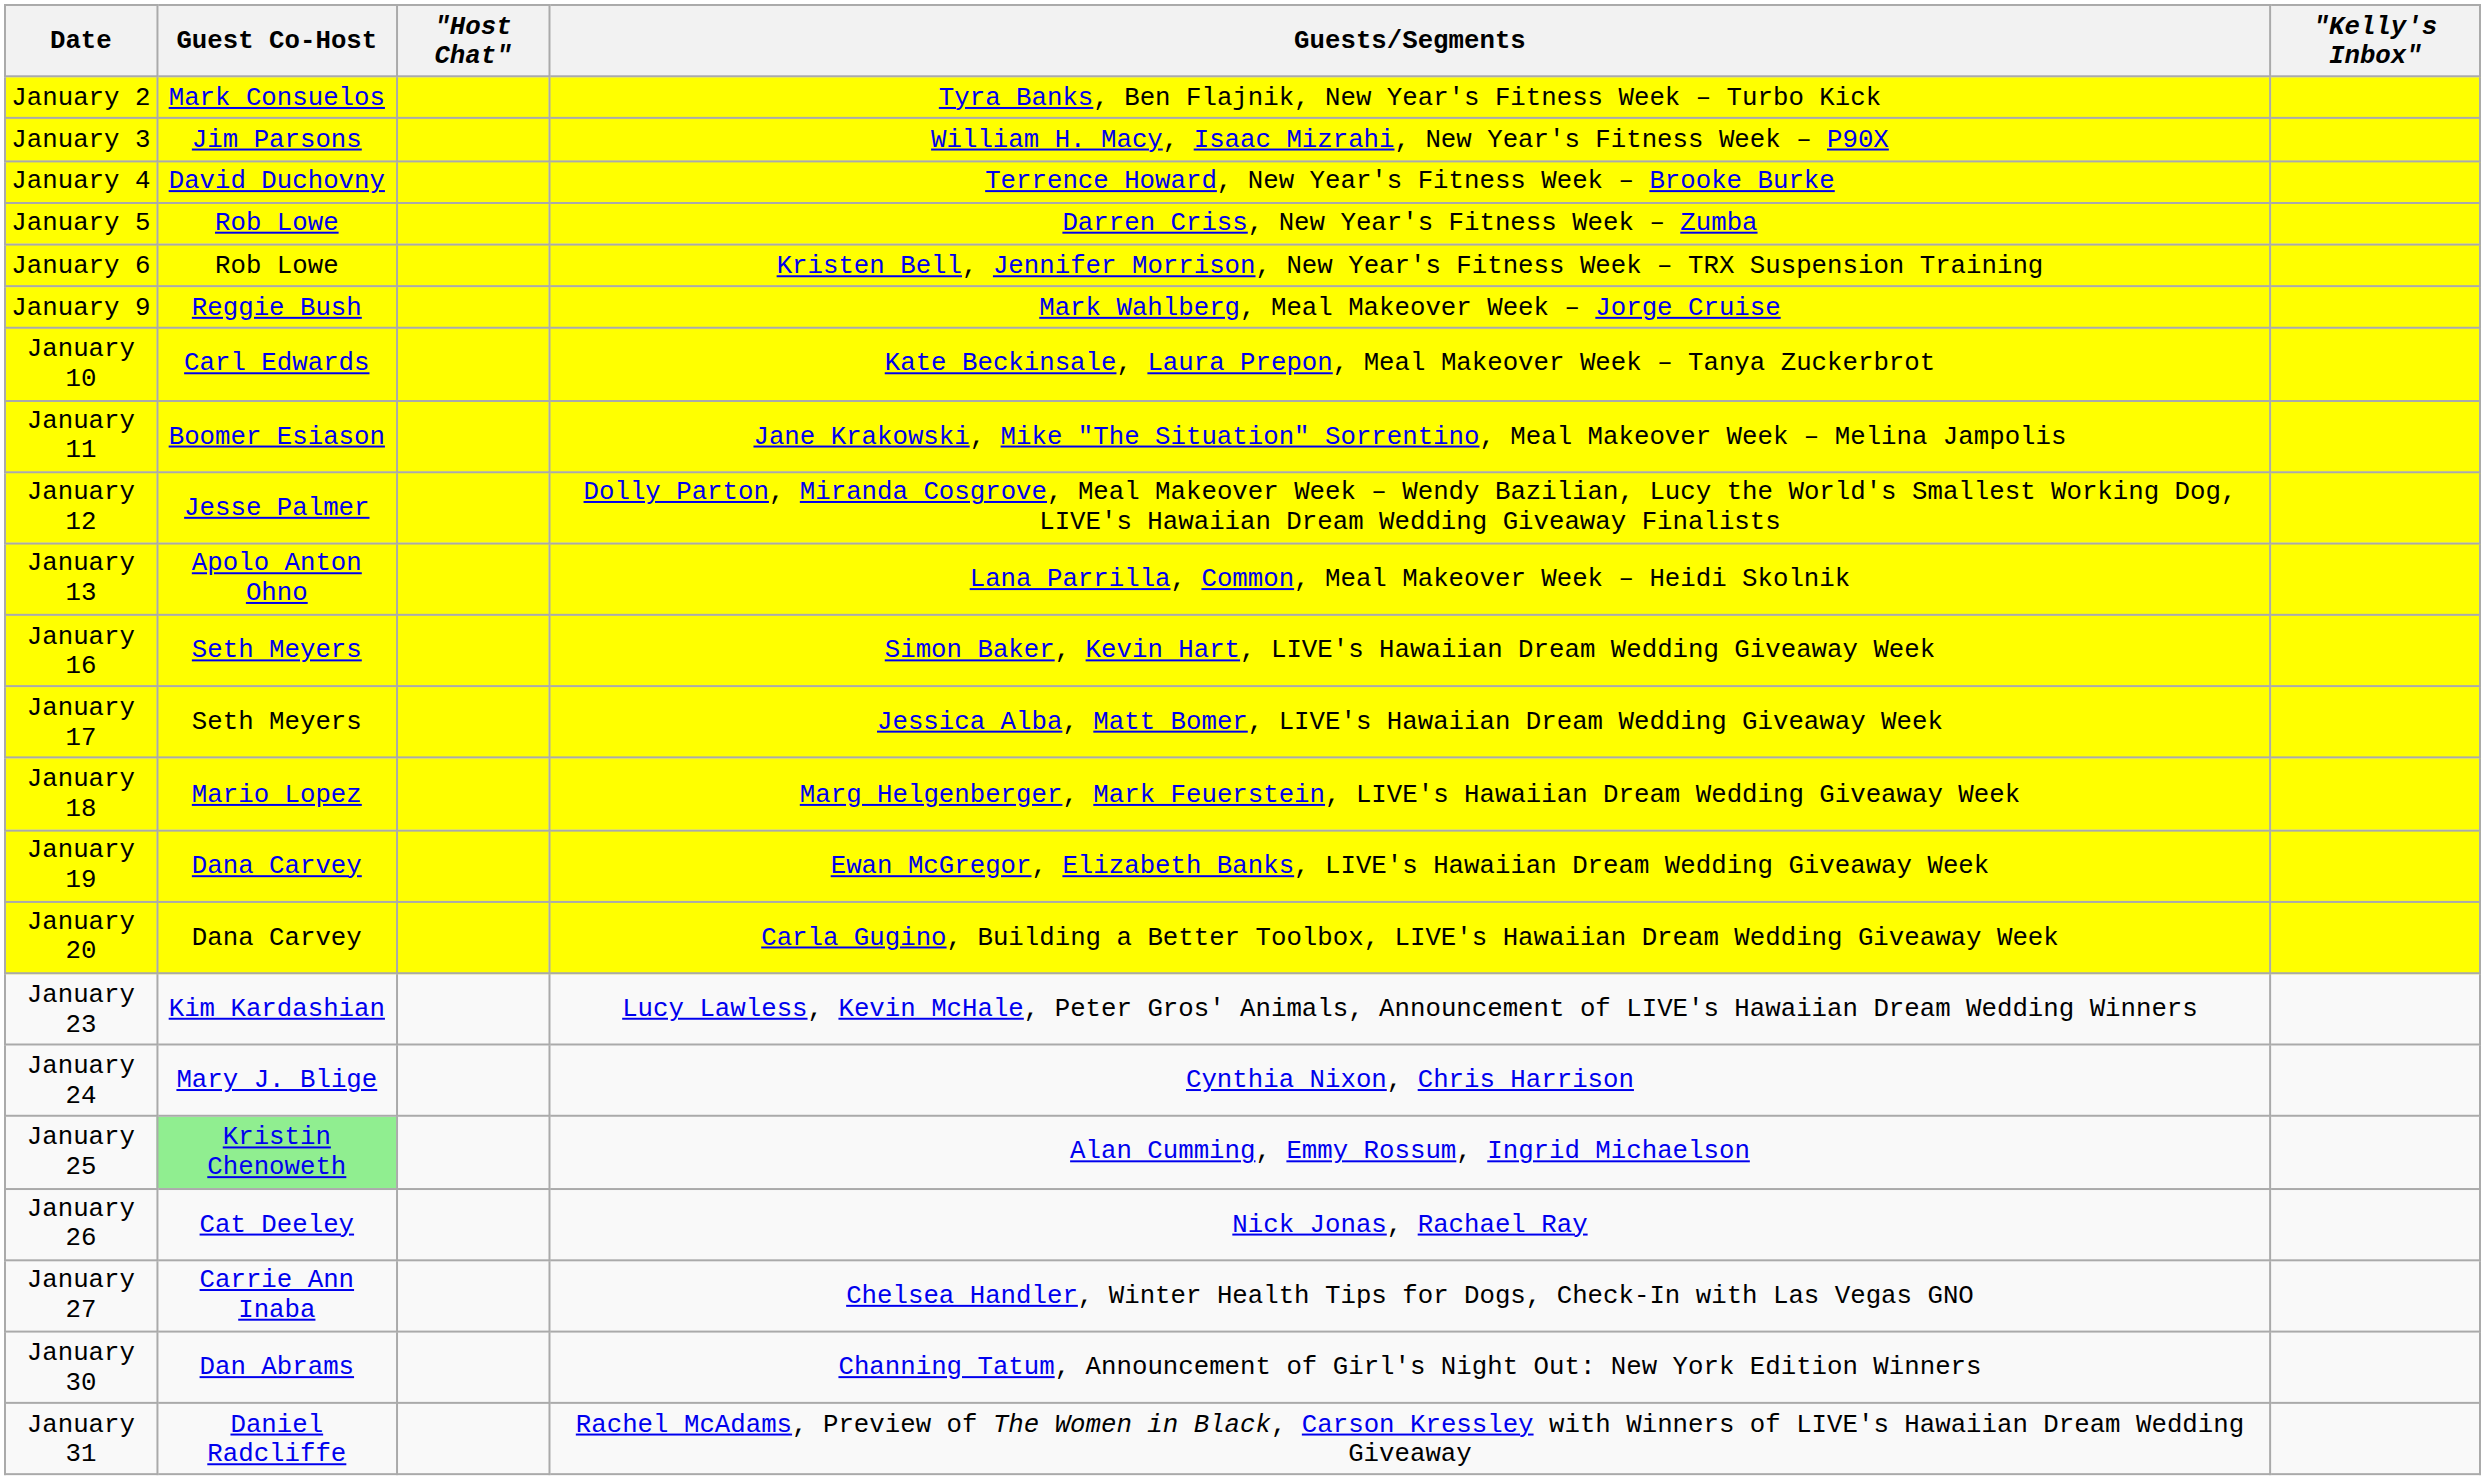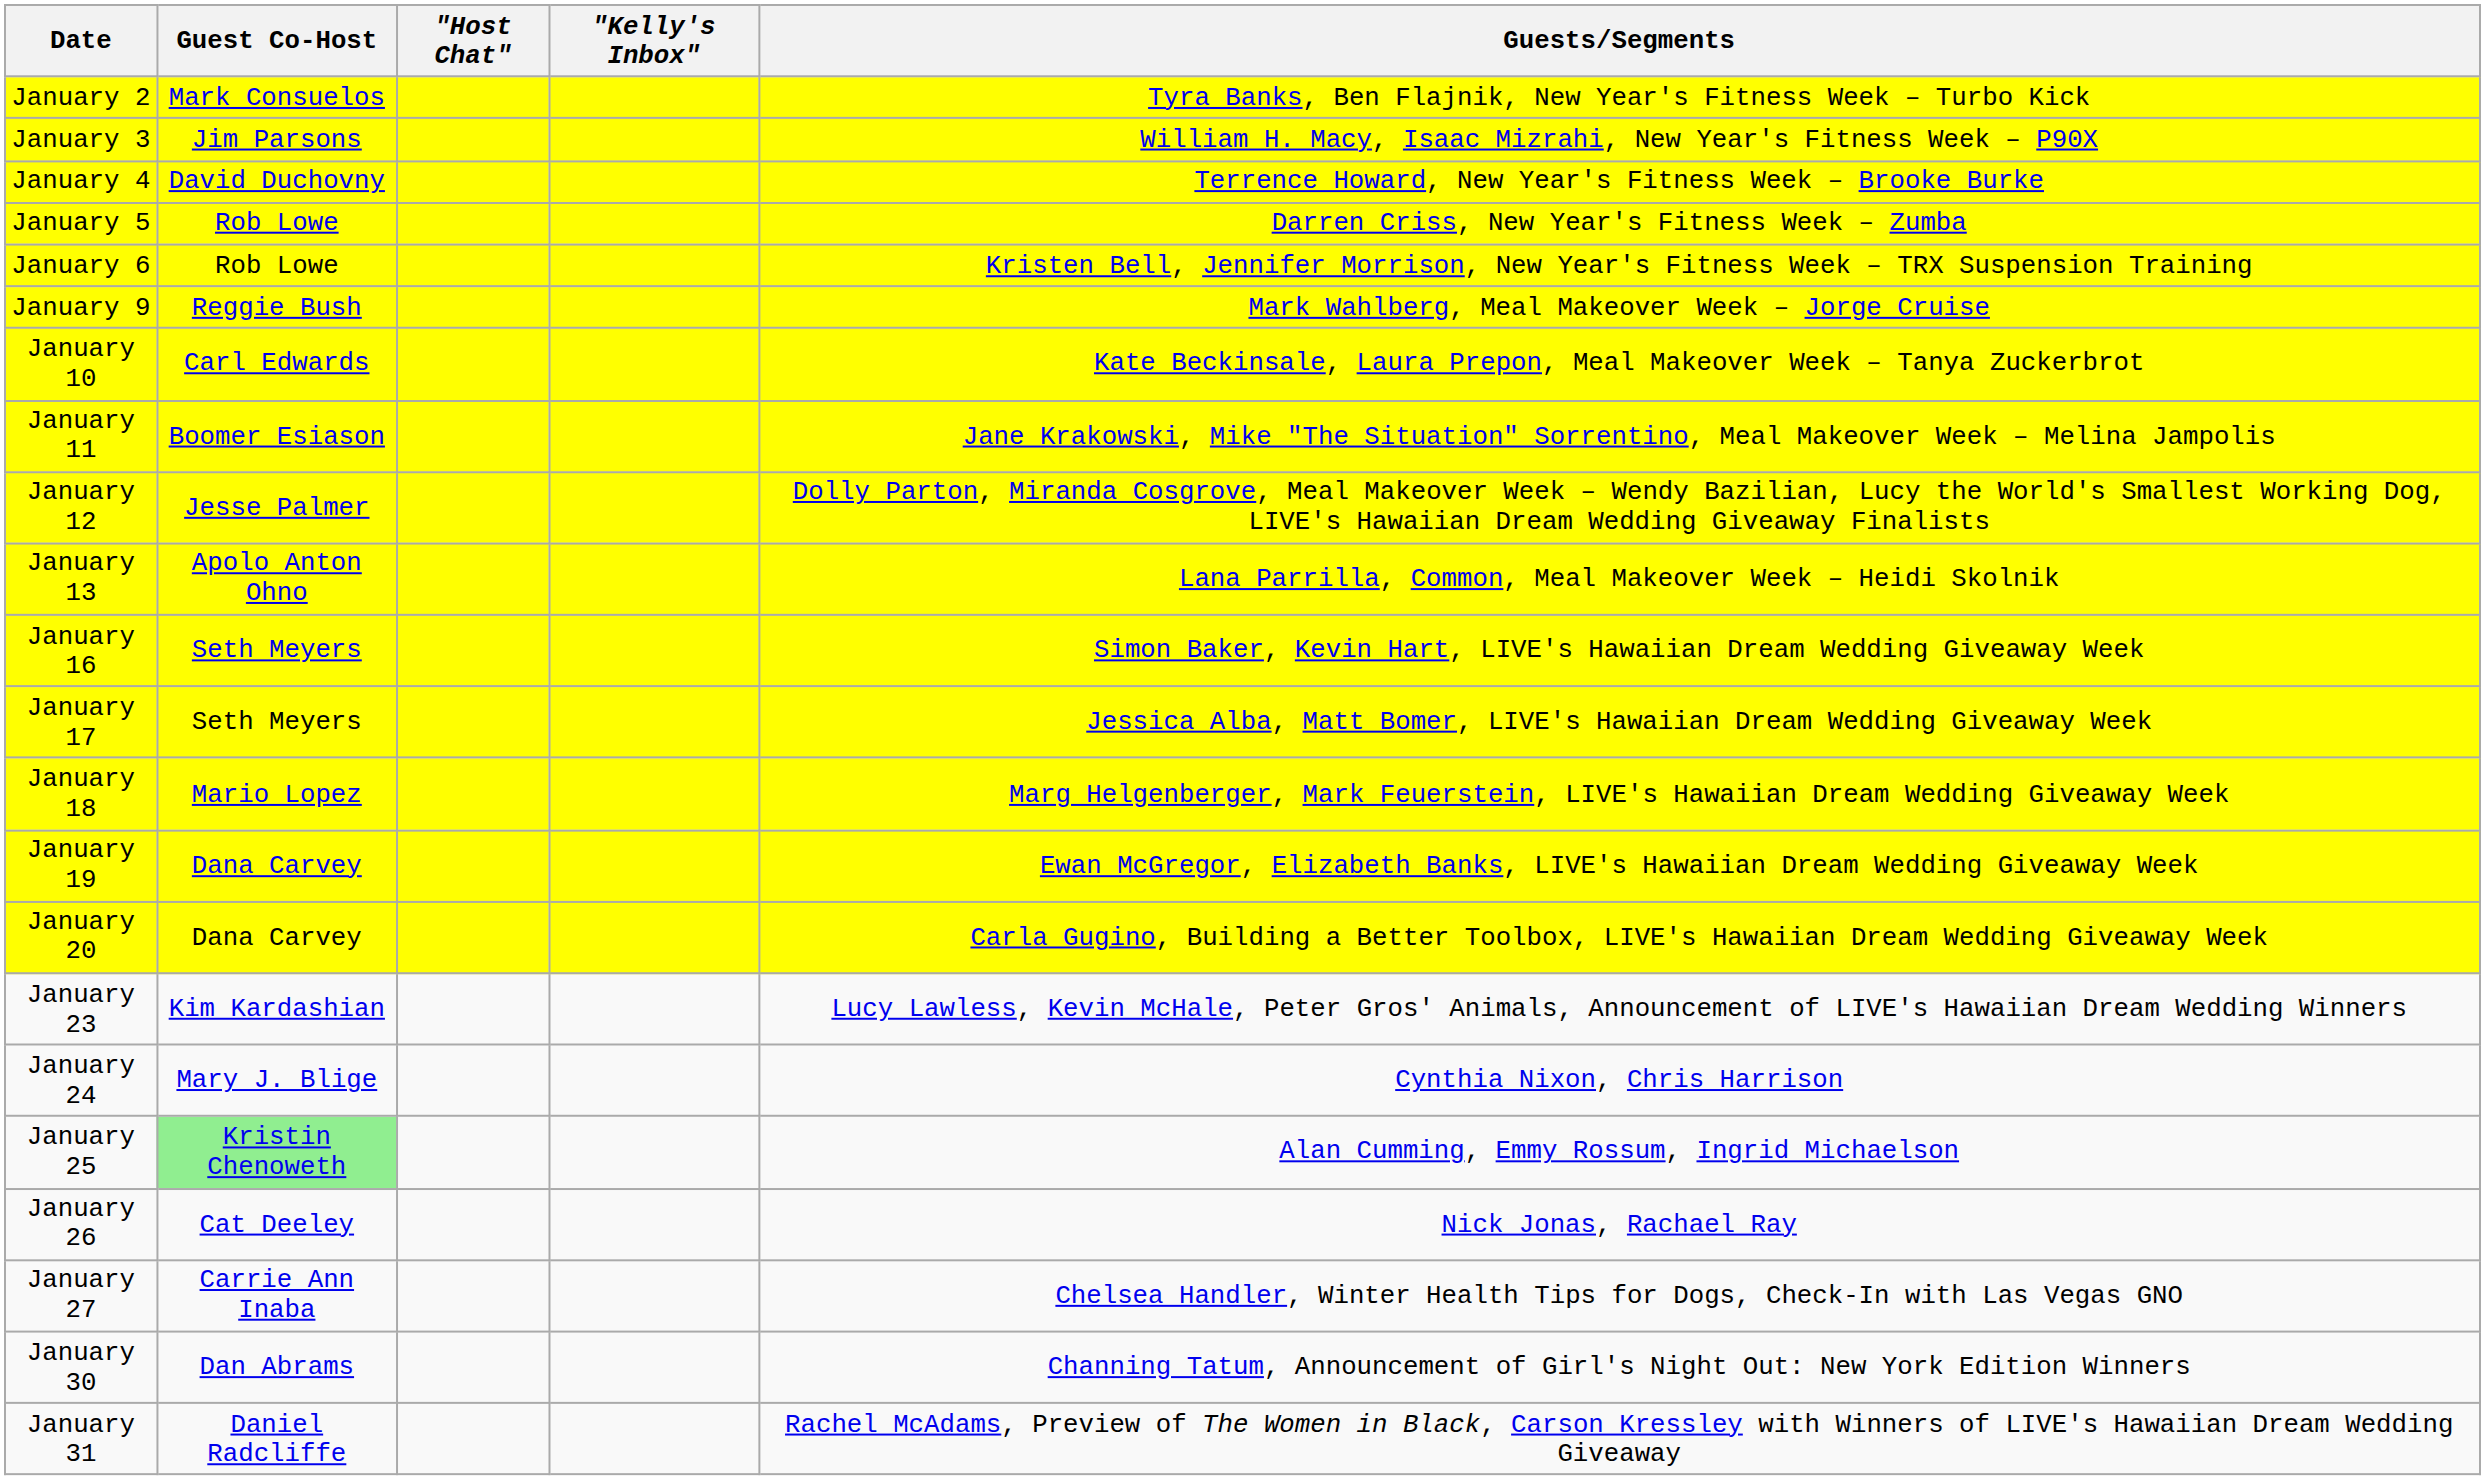columns swapped: (1410, 41) <-> (2375, 41)
